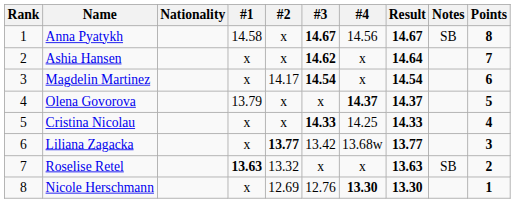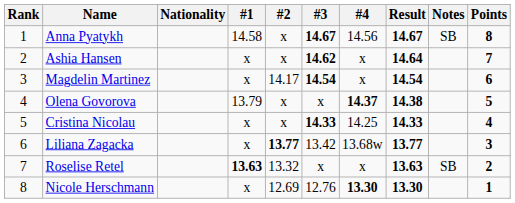(407, 101) 14.37 -> (407, 101) 14.38
